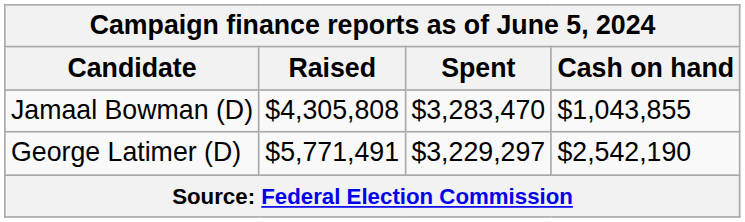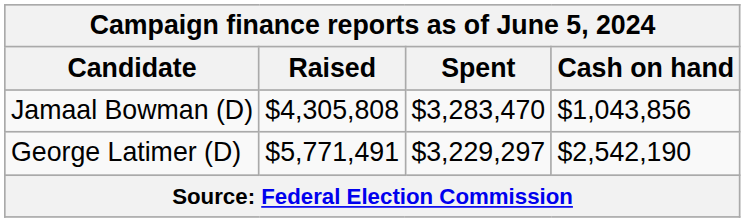(624, 110) $1,043,855 -> (624, 110) $1,043,856
